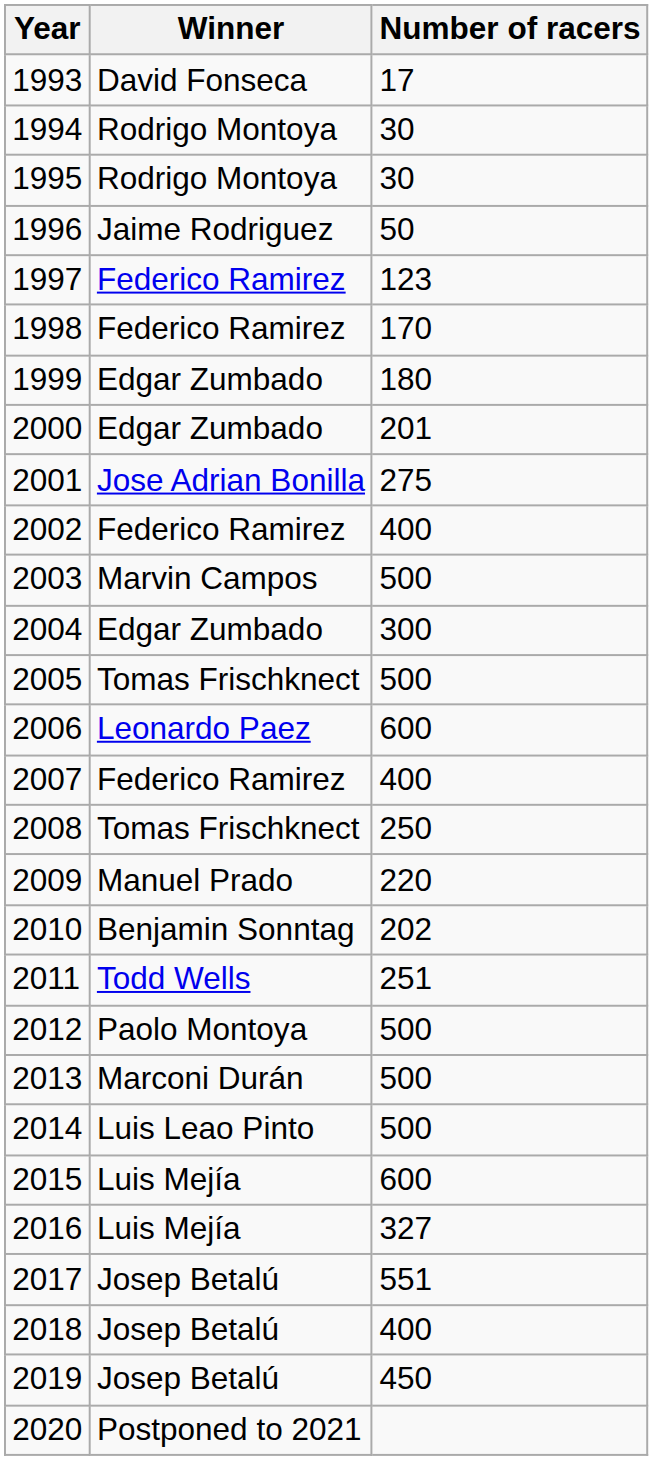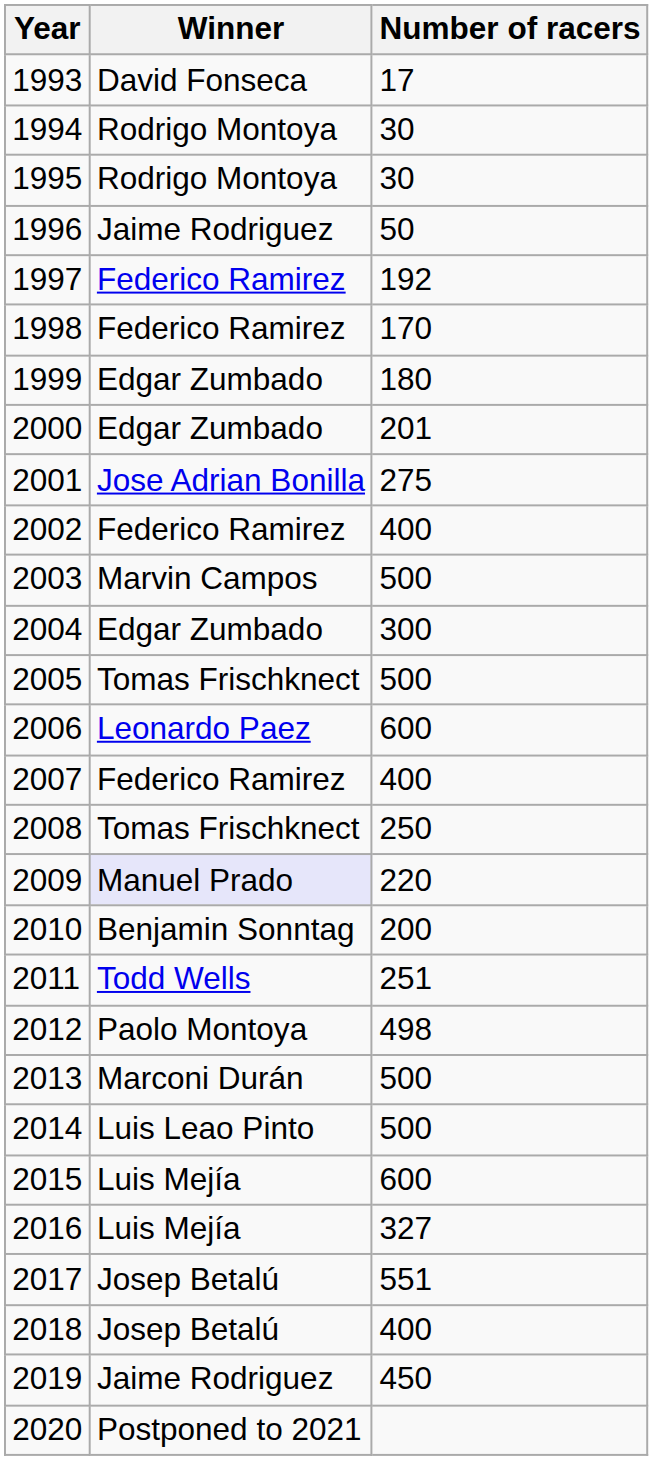(406, 279) 123 -> (406, 279) 192
(195, 879) no background -> (195, 879) lavender background
(406, 929) 202 -> (406, 929) 200
(406, 1029) 500 -> (406, 1029) 498
(188, 1379) Josep Betalú -> (215, 1379) Jaime Rodriguez
